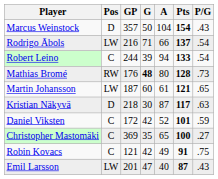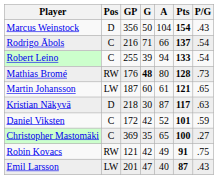(130, 27) 357 -> (130, 27) 356
(111, 43) LW -> (111, 43) C
(130, 58) 244 -> (130, 58) 255
(111, 151) C -> (111, 151) RW
